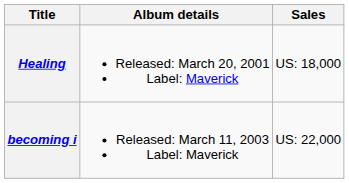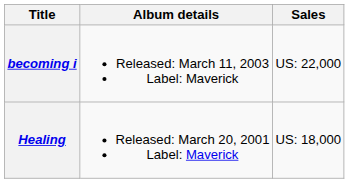rows swapped: (42, 63) <-> (42, 140)
